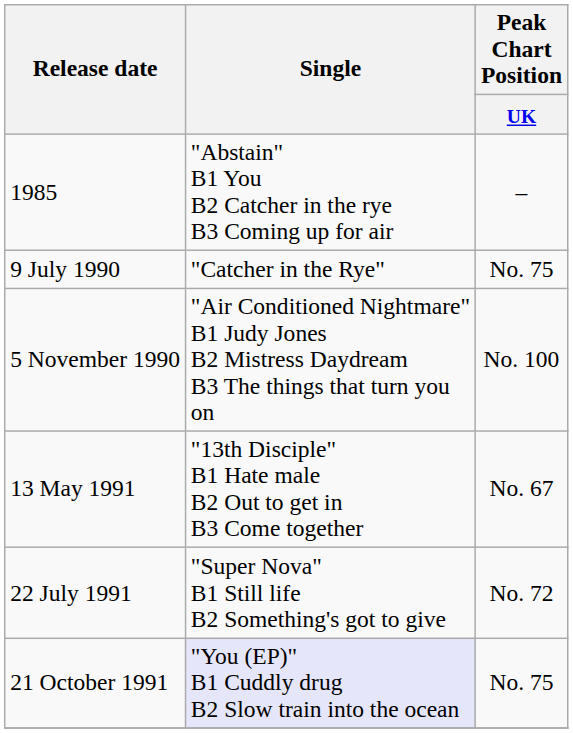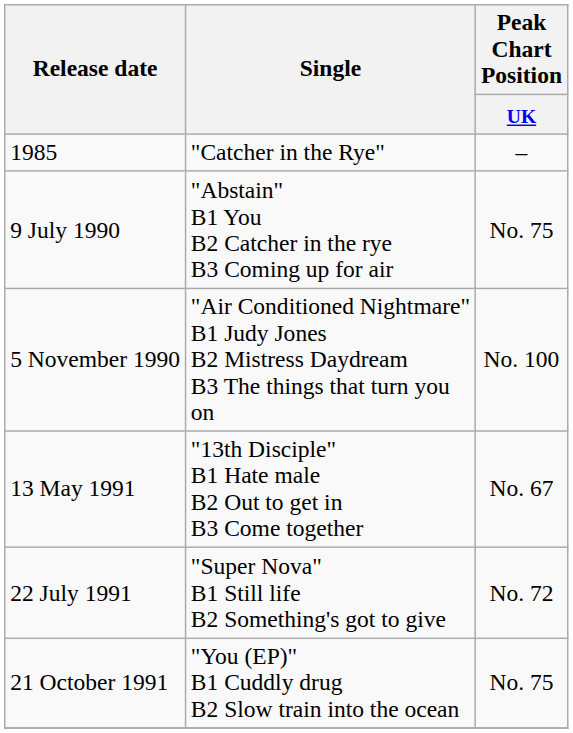(292, 192) "Abstain" B1 You B2 Catcher in the rye B3 Coming up for air -> (288, 152) "Catcher in the Rye"
(288, 269) "Catcher in the Rye" -> (292, 229) "Abstain" B1 You B2 Catcher in the rye B3 Coming up for air
(325, 682) lavender background -> (325, 682) no background
